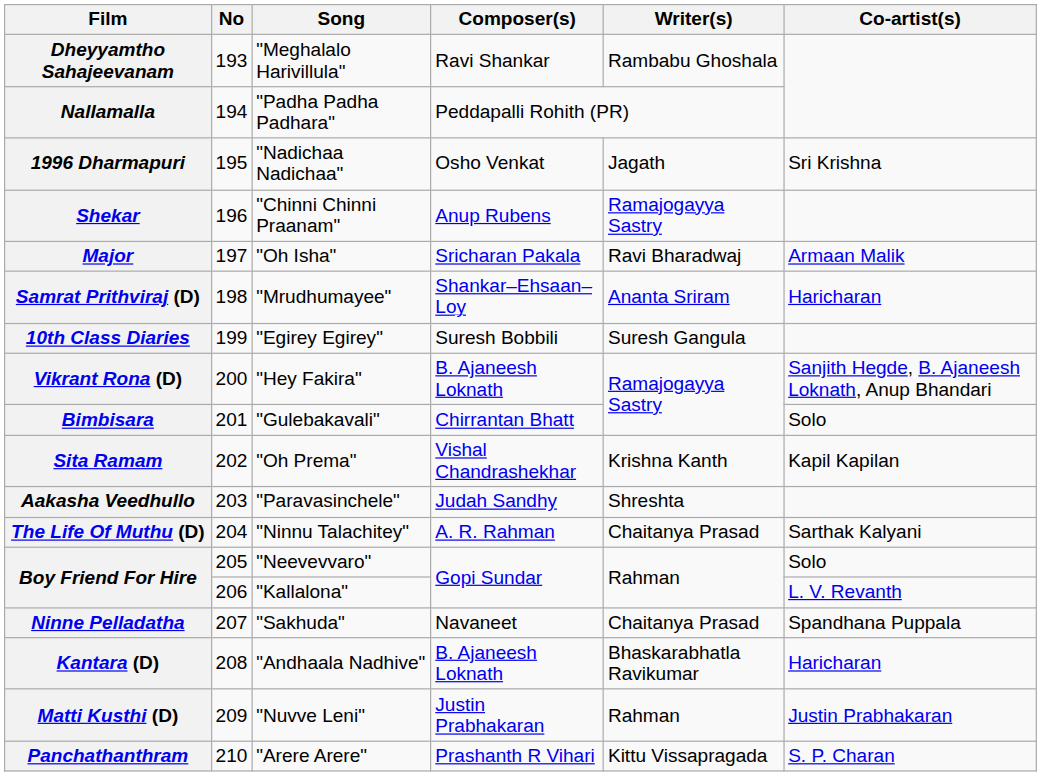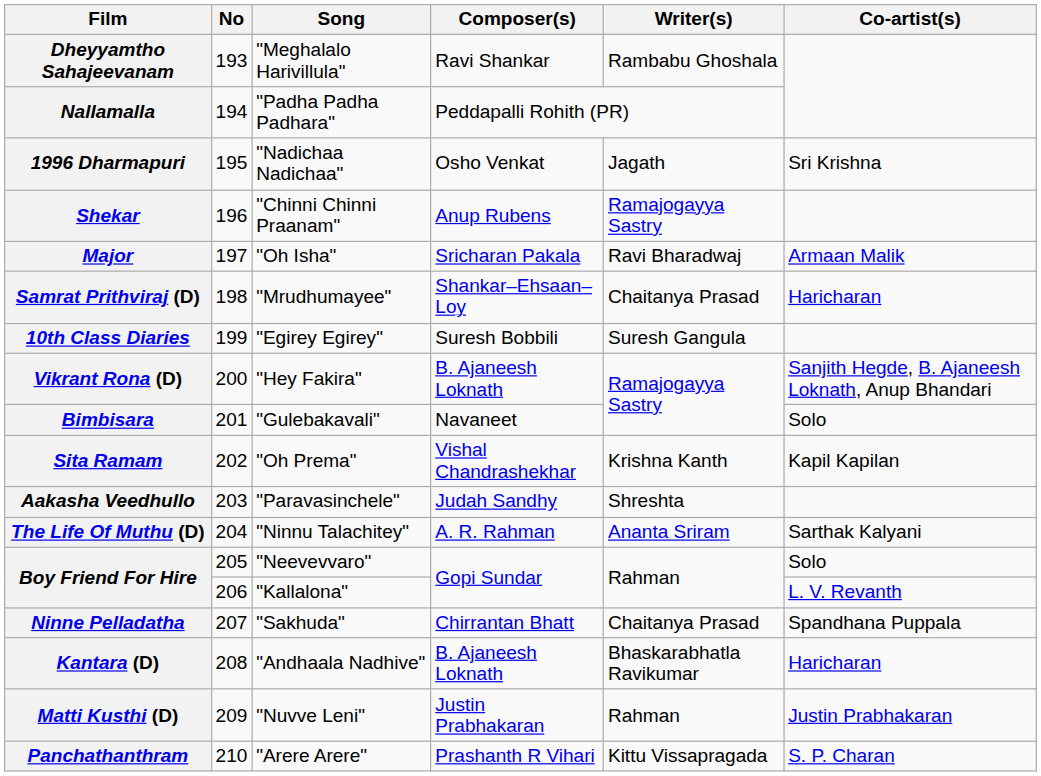(669, 297) Ananta Sriram -> (684, 297) Chaitanya Prasad
(505, 419) Chirrantan Bhatt -> (476, 419) Navaneet
(684, 531) Chaitanya Prasad -> (669, 531) Ananta Sriram
(476, 622) Navaneet -> (505, 622) Chirrantan Bhatt
